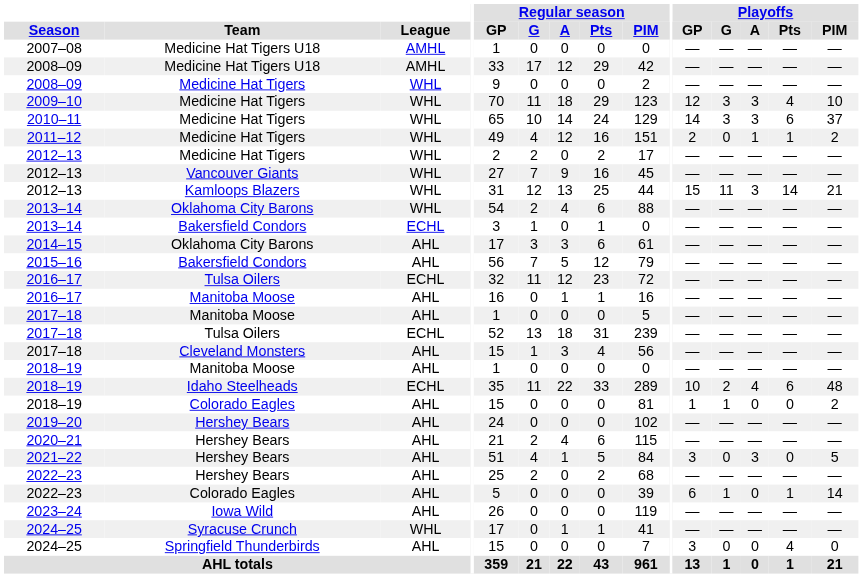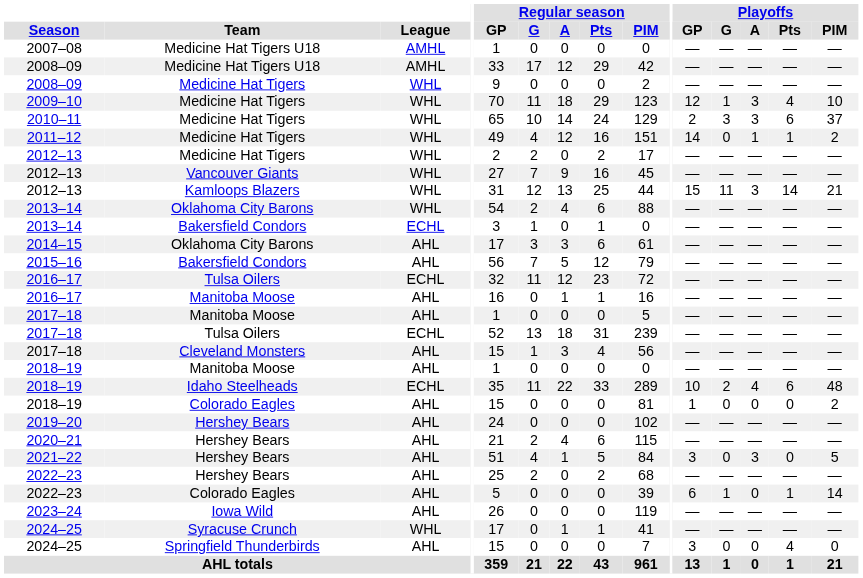(726, 101) 3 -> (726, 101) 1
(692, 119) 14 -> (692, 119) 2
(692, 137) 2 -> (692, 137) 14
(726, 404) 1 -> (726, 404) 0
